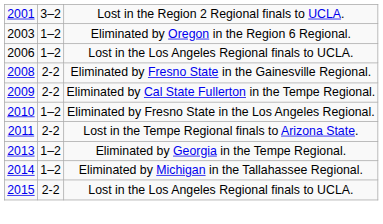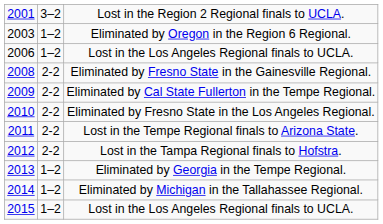(51, 111) 1–2 -> (51, 111) 2-2
+ row: (21, 151)
(51, 190) 2-2 -> (51, 209) 1–2
